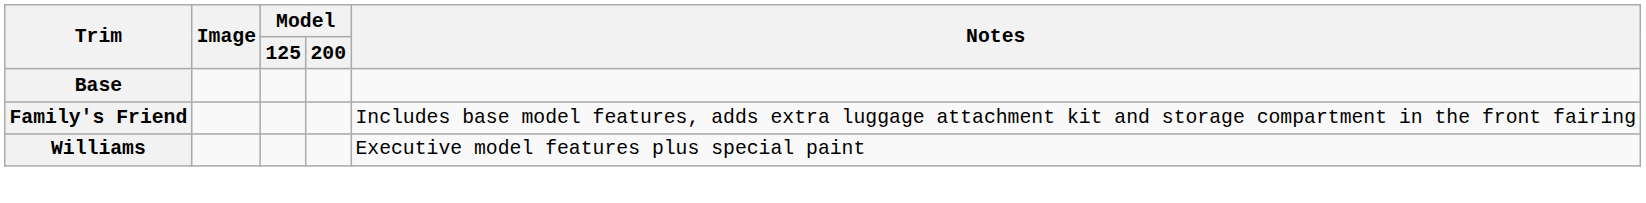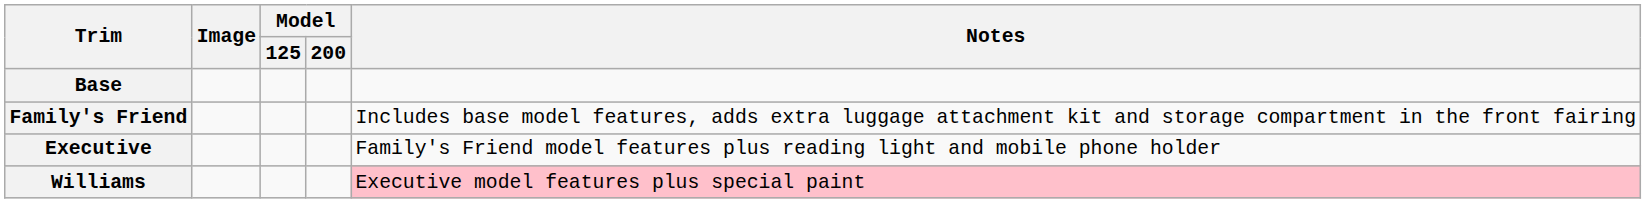+ row: (98, 150)
(610, 150) no background -> (610, 182) pink background
